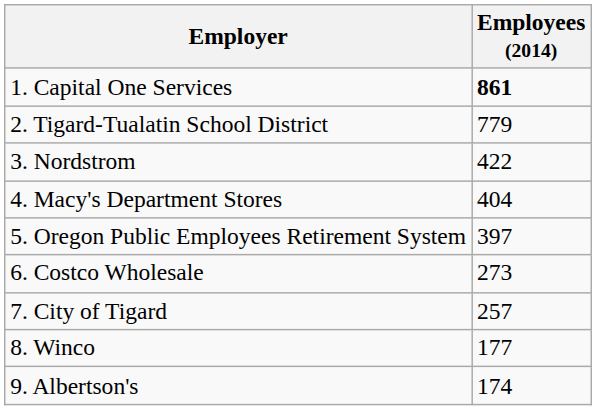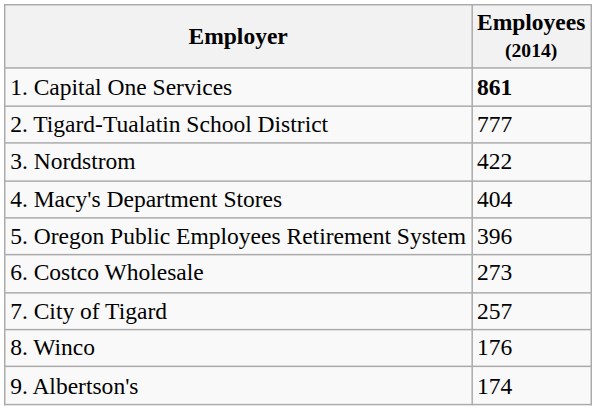(495, 124) 779 -> (495, 124) 777
(495, 236) 397 -> (495, 236) 396
(495, 348) 177 -> (495, 348) 176
